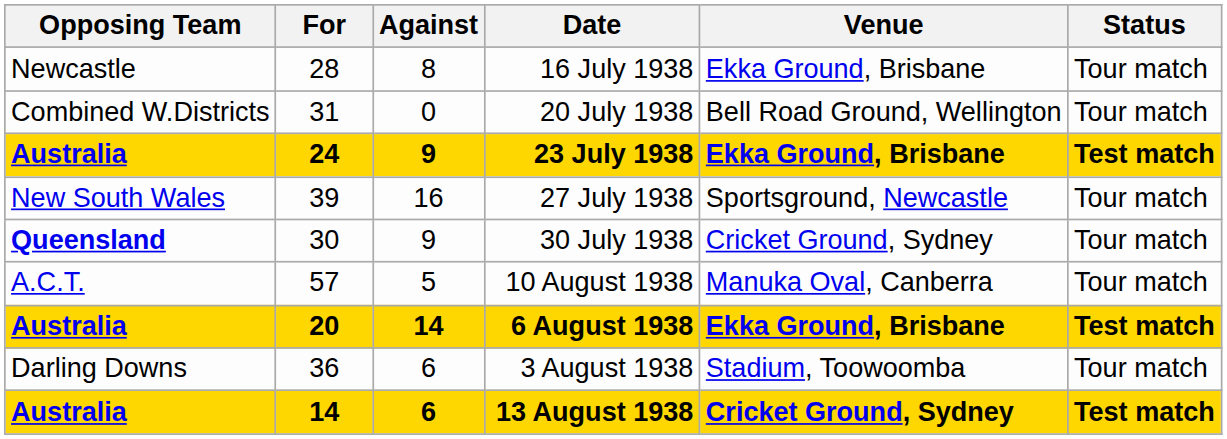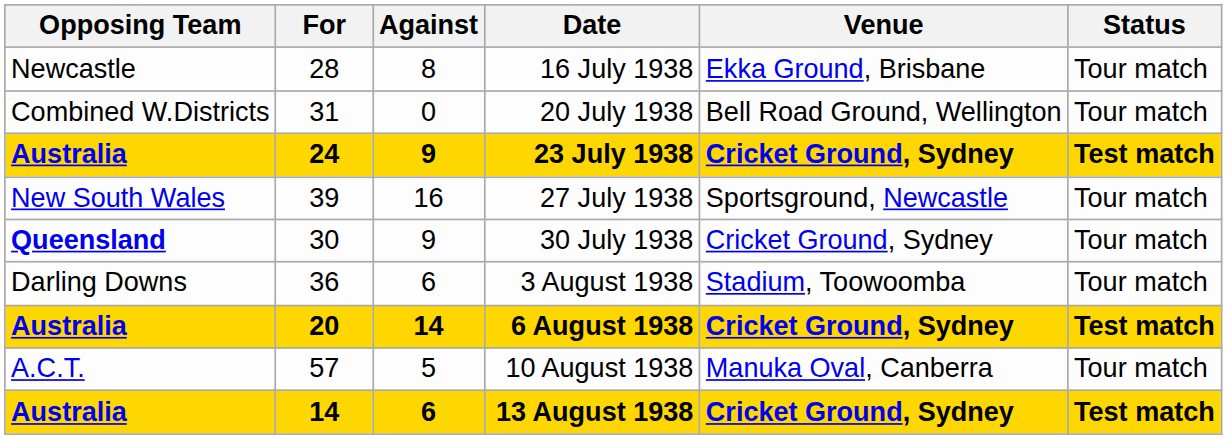(855, 154) Ekka Ground, Brisbane -> (860, 154) Cricket Ground, Sydney
rows swapped: (607, 369) <-> (599, 283)
(855, 326) Ekka Ground, Brisbane -> (860, 326) Cricket Ground, Sydney
